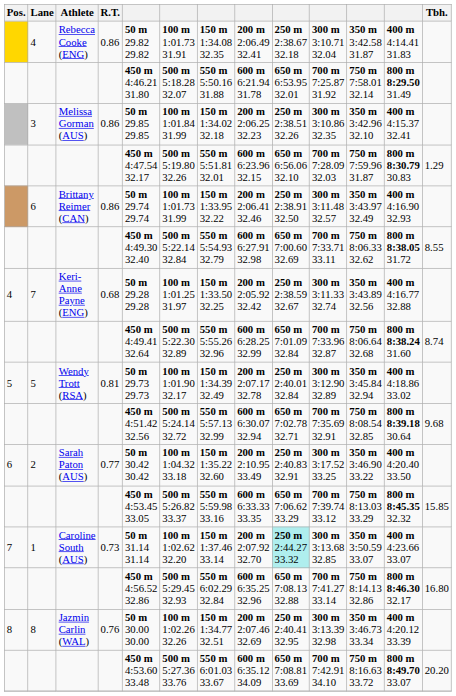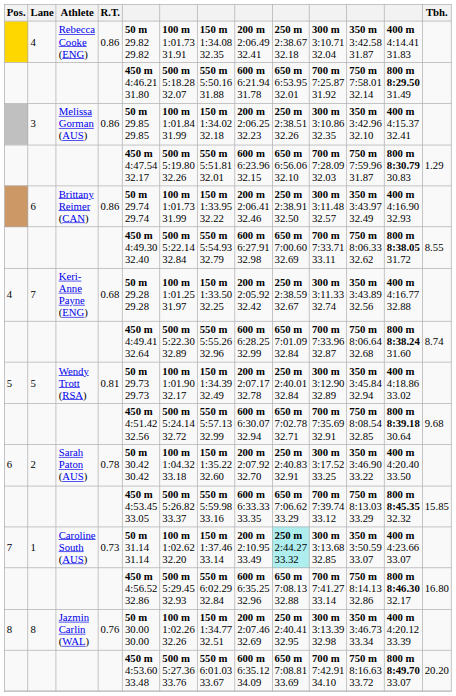(110, 465) 0.77 -> (110, 465) 0.78
(253, 465) 200 m 2:10.95 33.49 -> (253, 465) 200 m 2:07.92 32.70
(253, 547) 200 m 2:07.92 32.70 -> (253, 547) 200 m 2:10.95 33.49
